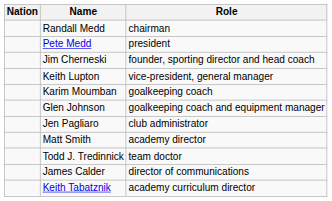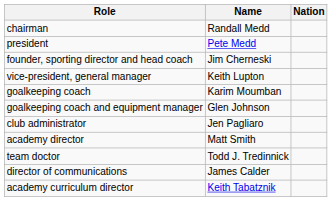columns swapped: (22, 12) <-> (227, 12)
